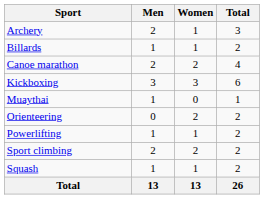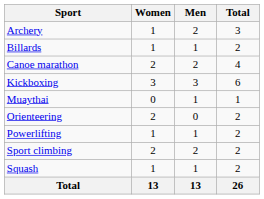columns swapped: (153, 13) <-> (195, 13)
